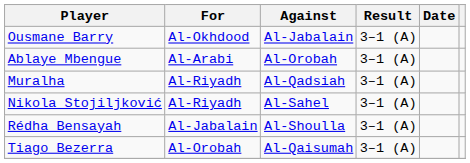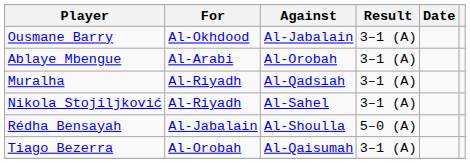(388, 126) 3–1 (A) -> (388, 126) 5–0 (A)
